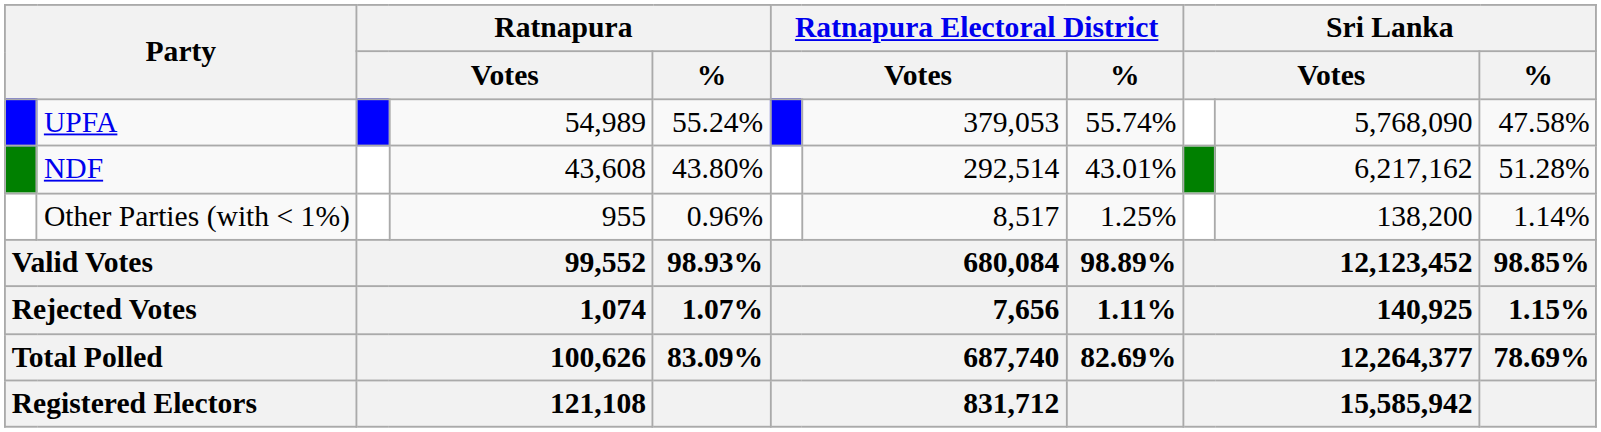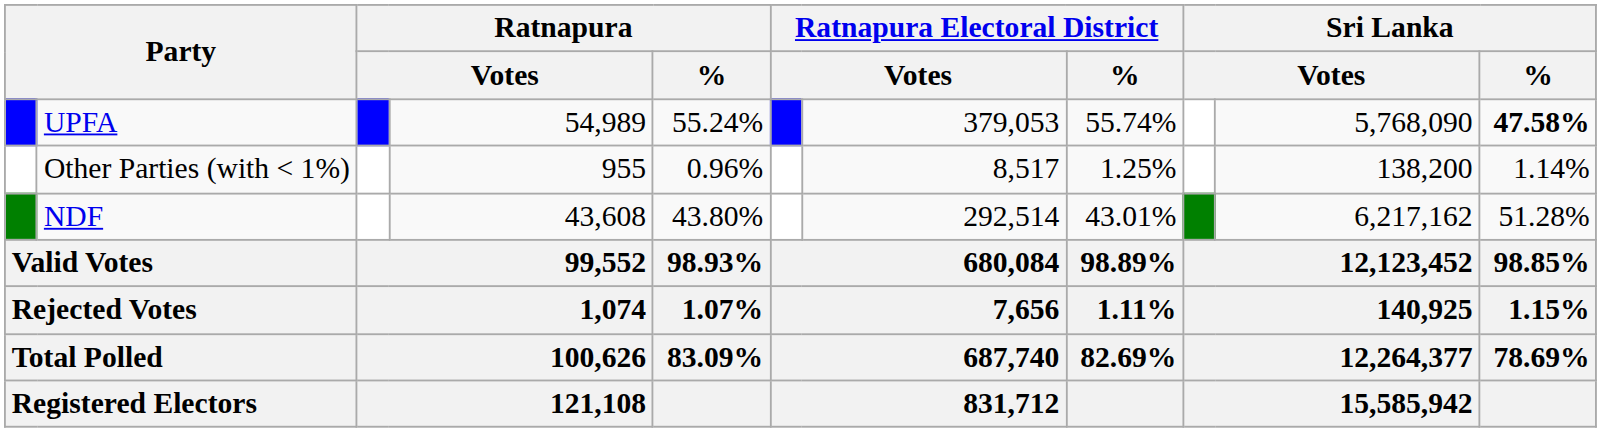(1544, 121) normal -> (1542, 121) bold
rows swapped: (74, 168) <-> (197, 215)
